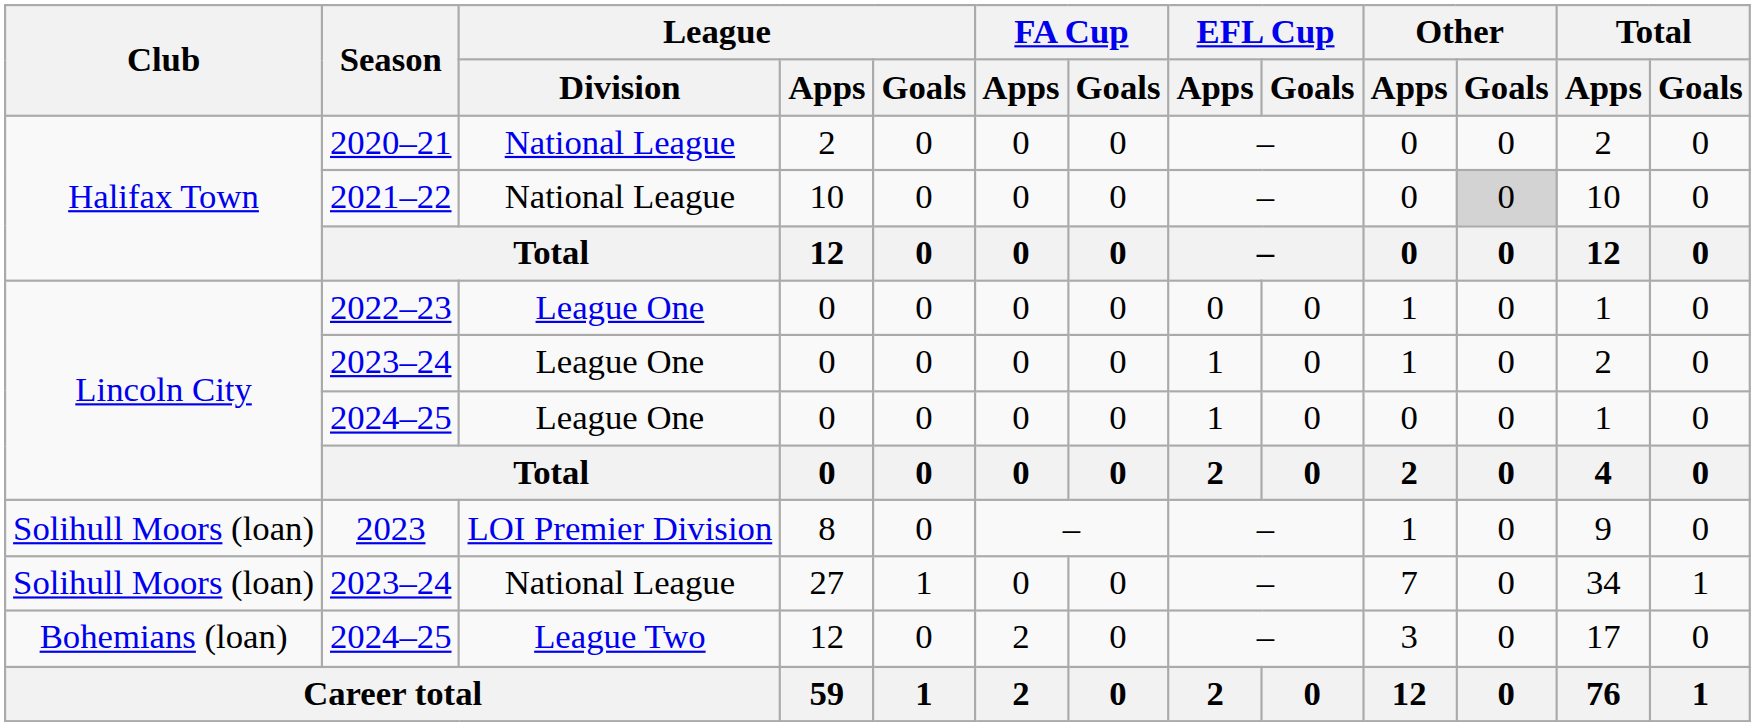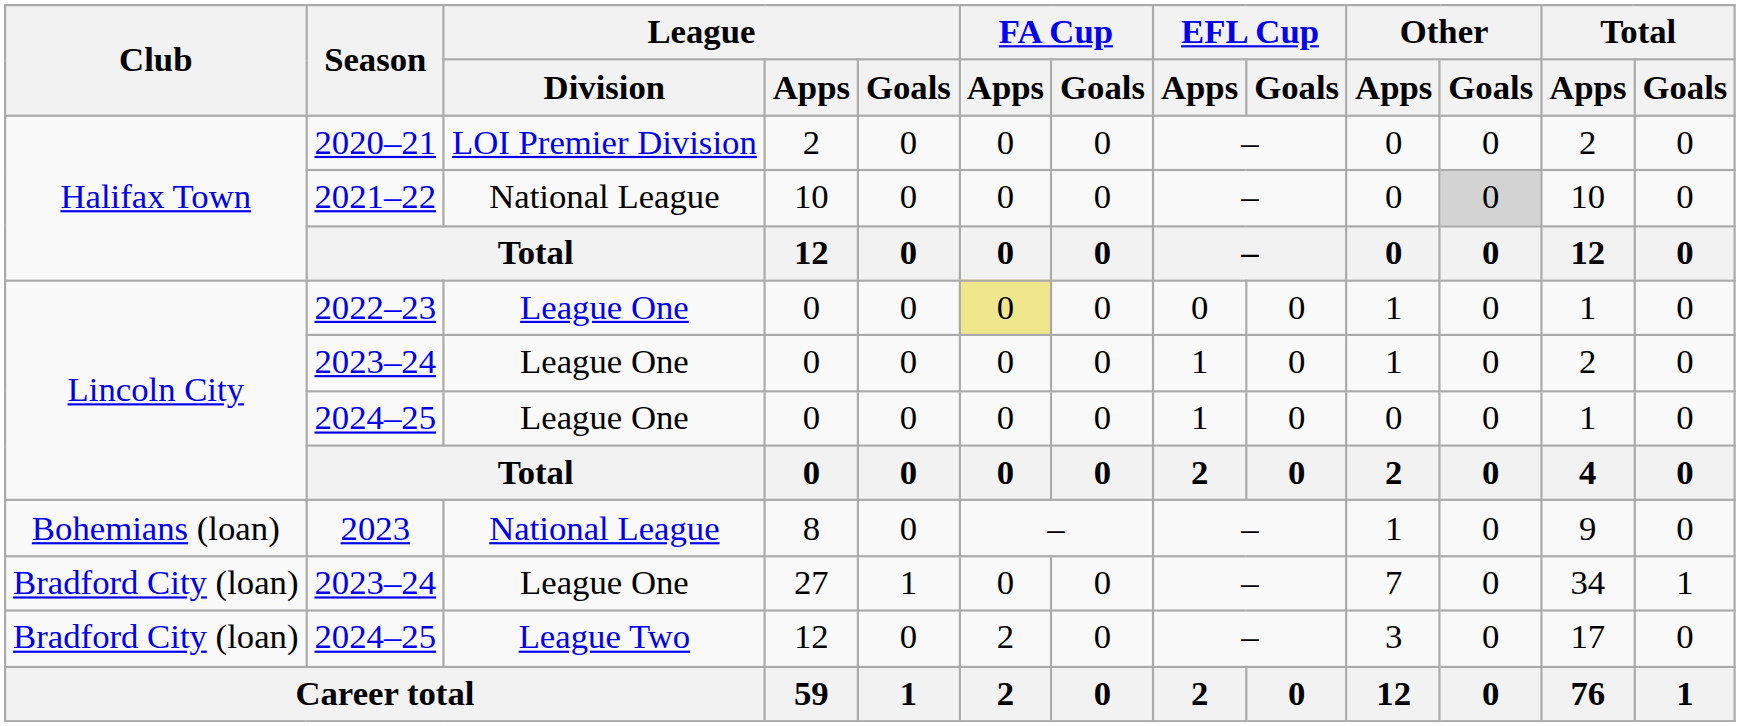(620, 142) National League -> (604, 142) LOI Premier Division
(1021, 307) no background -> (1005, 307) khaki background
(164, 527) Solihull Moors (loan) -> (156, 527) Bohemians (loan)
(620, 527) LOI Premier Division -> (604, 527) National League
(164, 582) Solihull Moors (loan) -> (156, 582) Bradford City (loan)
(620, 582) National League -> (604, 582) League One
(164, 637) Bohemians (loan) -> (156, 637) Bradford City (loan)
